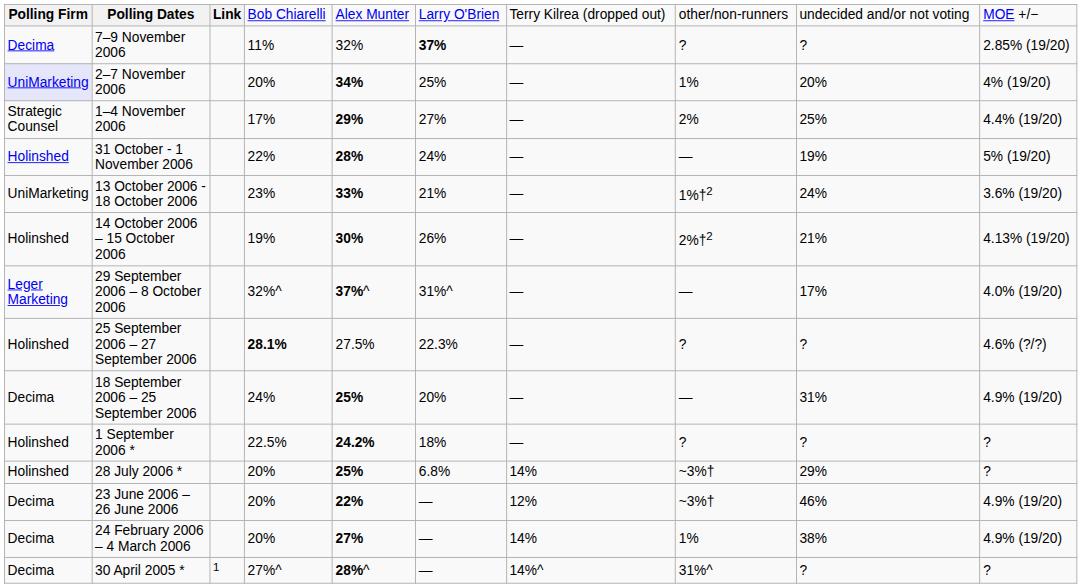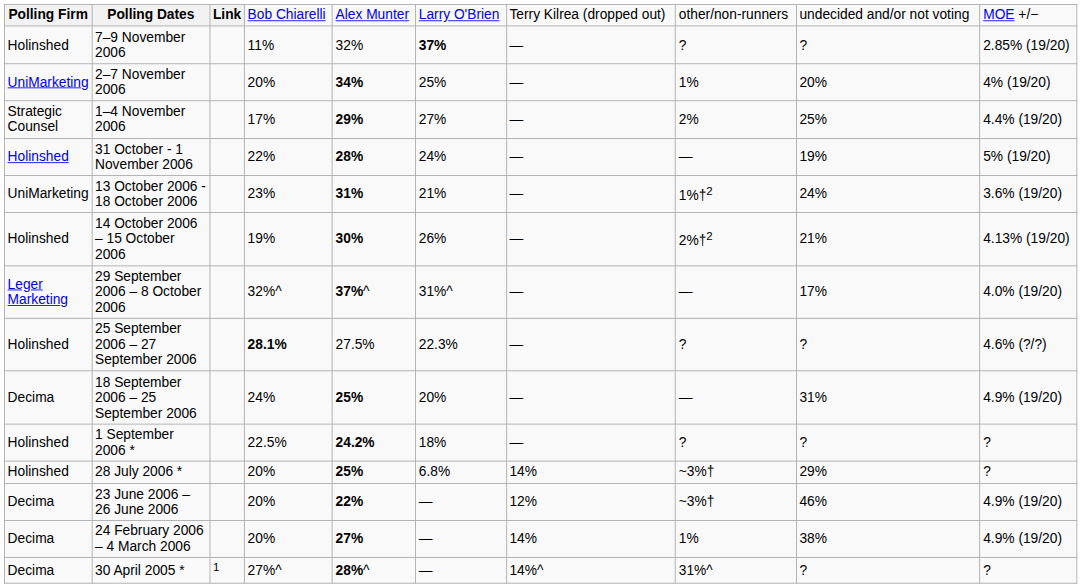(31, 44) Decima -> (38, 44) Holinshed
(48, 82) lavender background -> (48, 82) no background
(349, 194) 33% -> (349, 194) 31%
